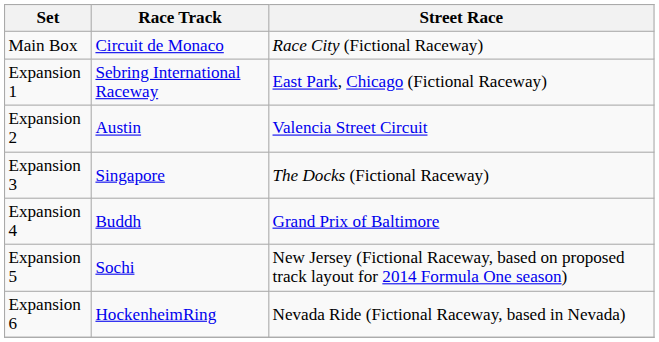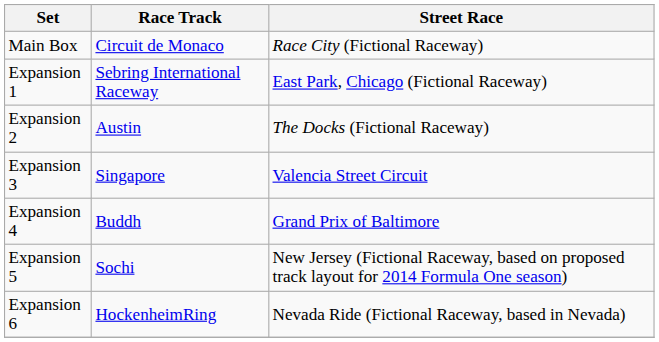(350, 128) Valencia Street Circuit -> (381, 128) The Docks (Fictional Raceway)
(381, 174) The Docks (Fictional Raceway) -> (350, 174) Valencia Street Circuit
